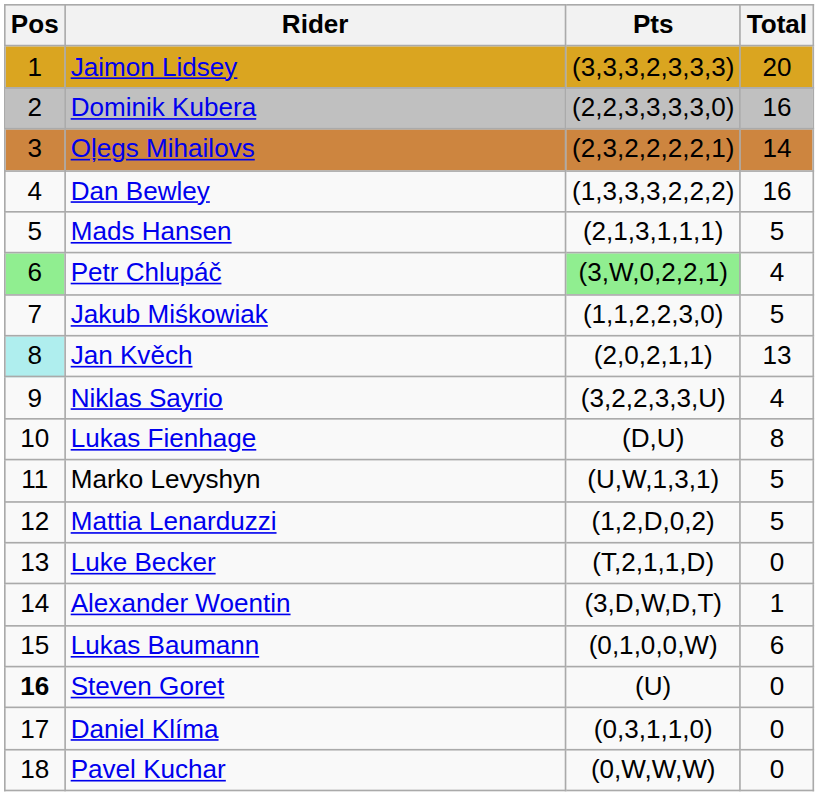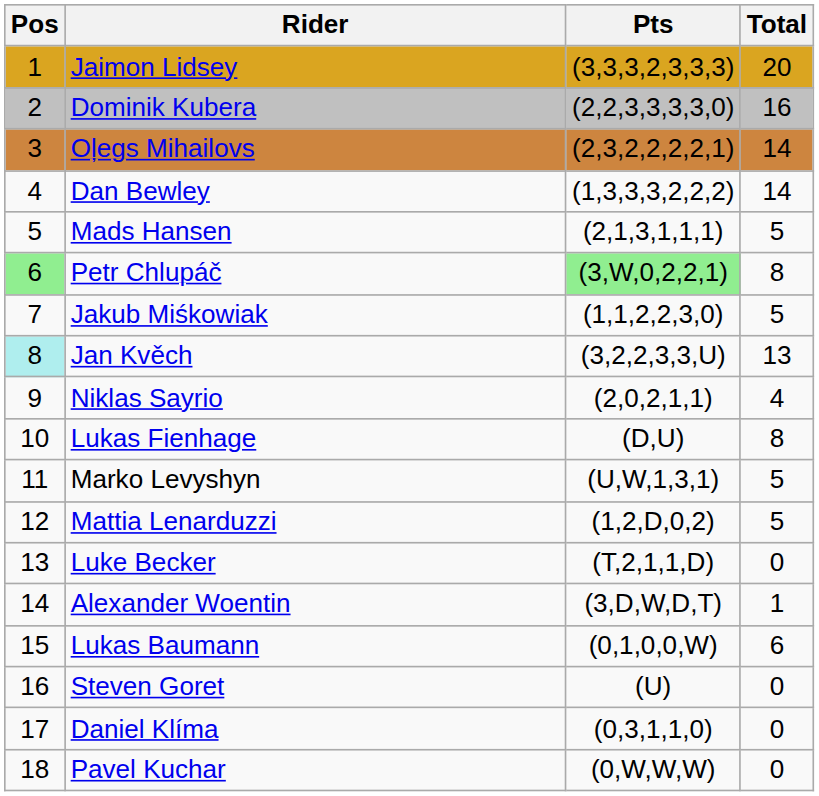(777, 190) 16 -> (777, 190) 14
(777, 273) 4 -> (777, 273) 8
(653, 356) (2,0,2,1,1) -> (653, 356) (3,2,2,3,3,U)
(653, 397) (3,2,2,3,3,U) -> (653, 397) (2,0,2,1,1)
(35, 686) bold -> (35, 686) normal
